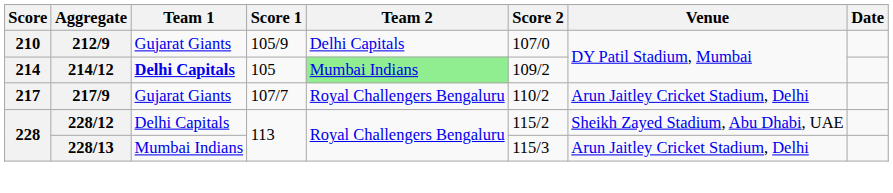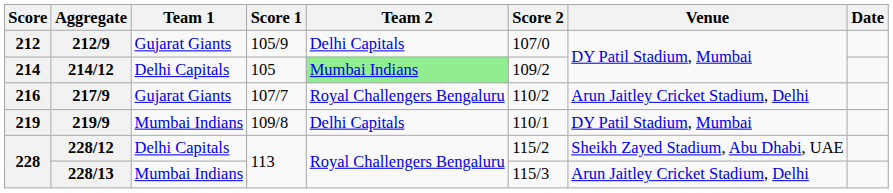(28, 43) 210 -> (28, 43) 212
(185, 69) bold -> (182, 69) normal
(28, 95) 217 -> (28, 95) 216
+ row: (91, 122)
